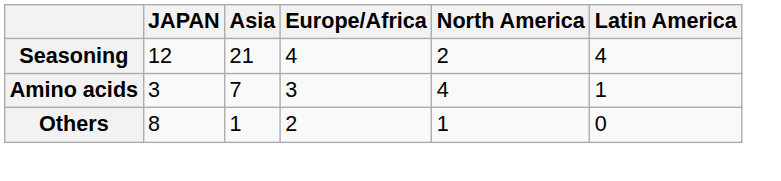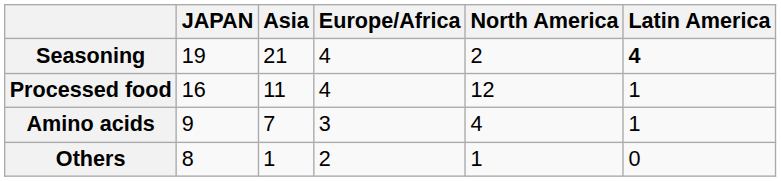(160, 55) 12 -> (194, 55) 19
(601, 55) normal -> (634, 55) bold
+ row: (91, 90)
(154, 90) 3 -> (188, 124) 9
